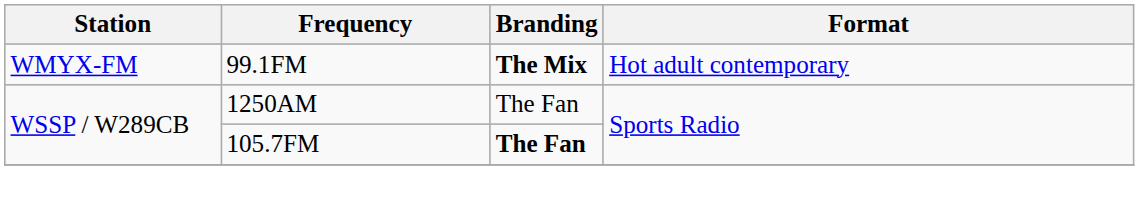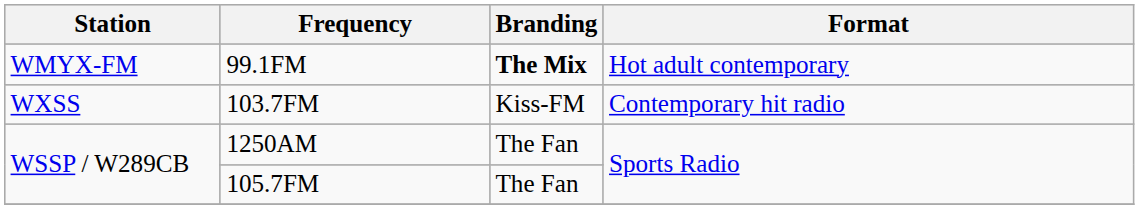+ row: (273, 104)
(541, 143) bold -> (537, 183) normal
